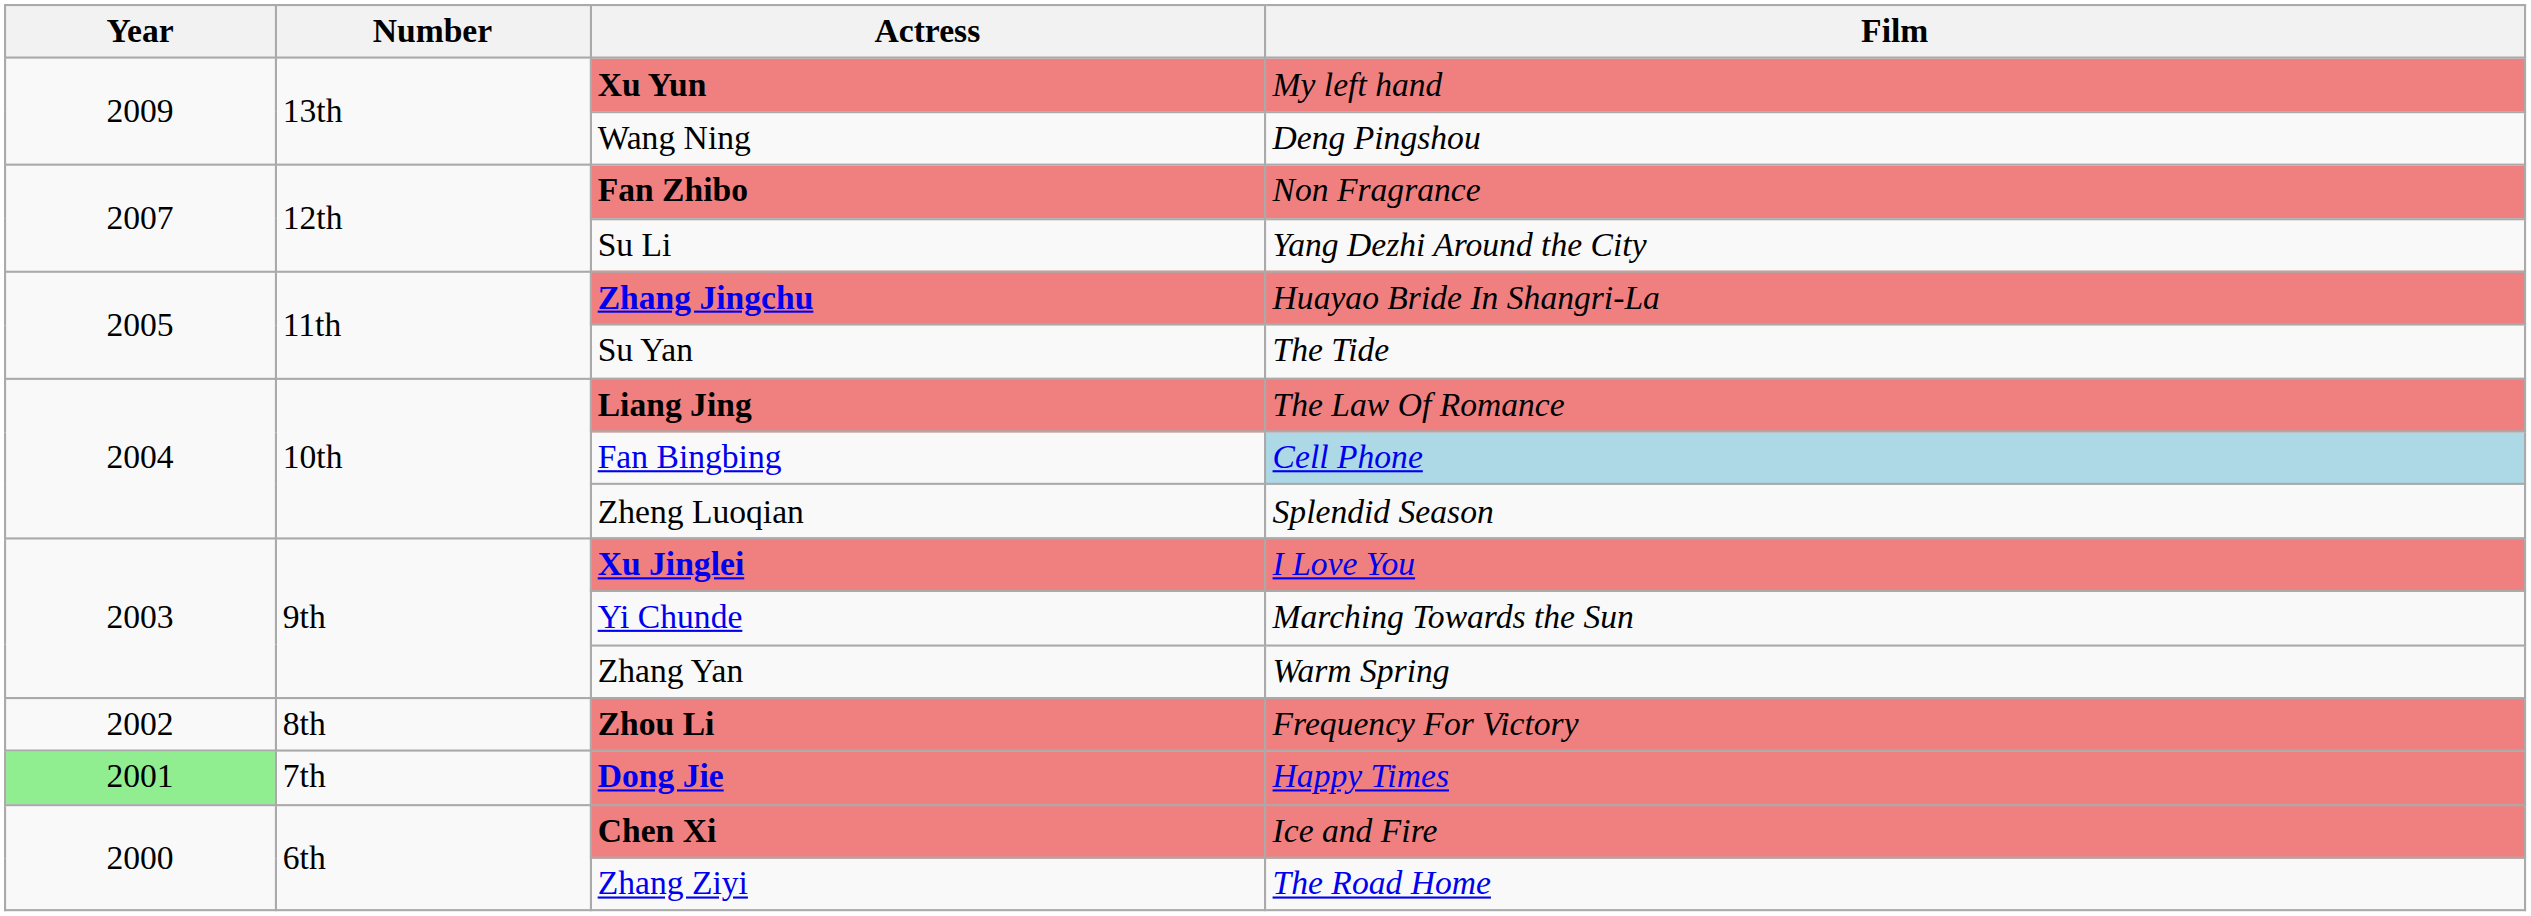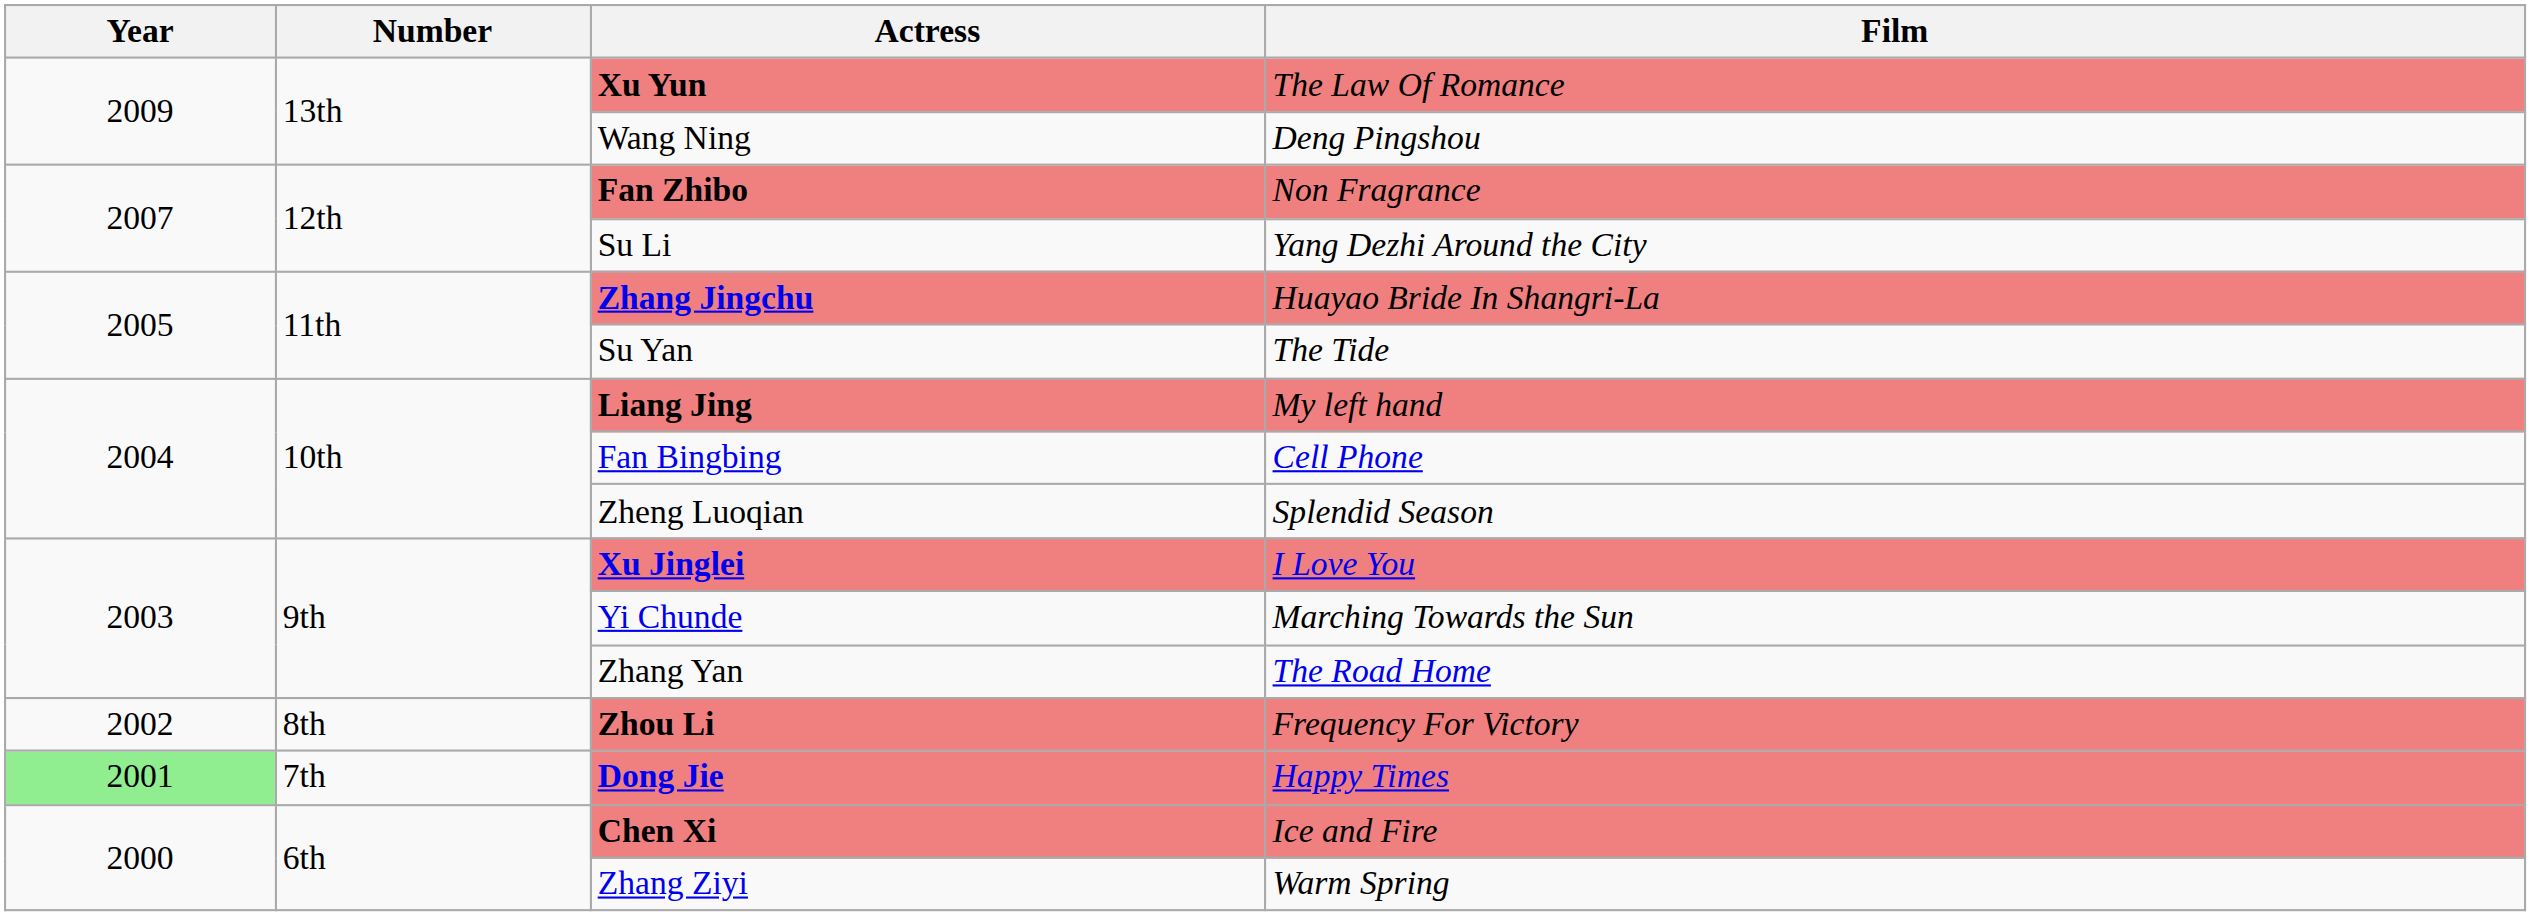(1357, 84) My left hand -> (1419, 84) The Law Of Romance
(1419, 404) The Law Of Romance -> (1357, 404) My left hand
(1348, 457) lightblue background -> (1348, 457) no background
(1361, 670) Warm Spring -> (1382, 670) The Road Home
(1382, 883) The Road Home -> (1361, 883) Warm Spring
